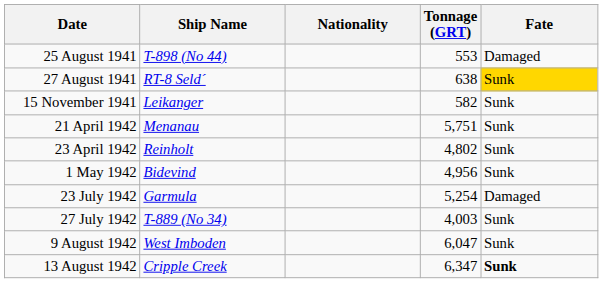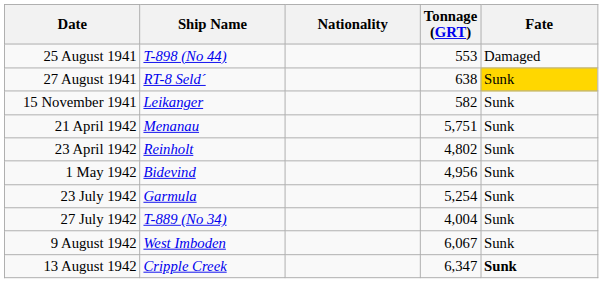(512, 196) Damaged -> (499, 196) Sunk
(461, 219) 4,003 -> (461, 219) 4,004
(461, 242) 6,047 -> (461, 242) 6,067
